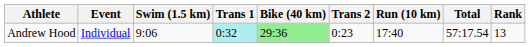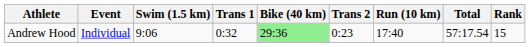(226, 33) paleturquoise background -> (226, 33) no background
(500, 33) 13 -> (500, 33) 15
